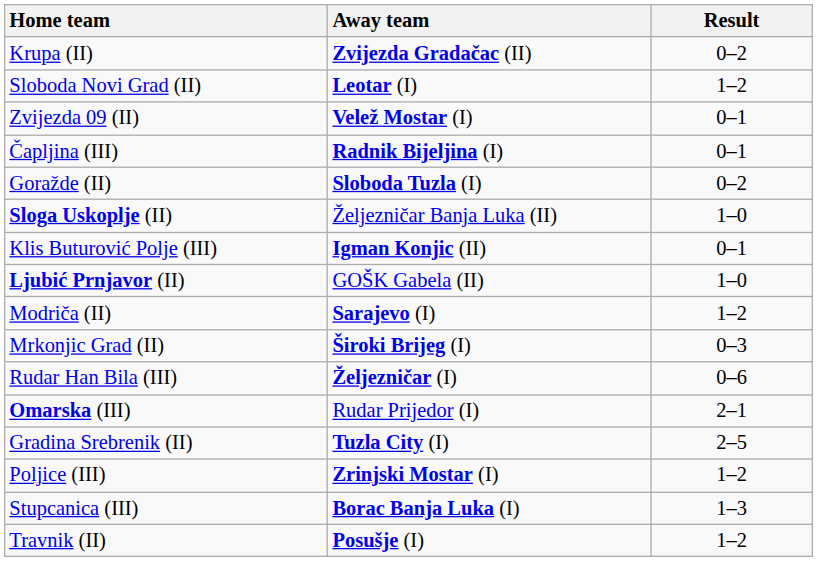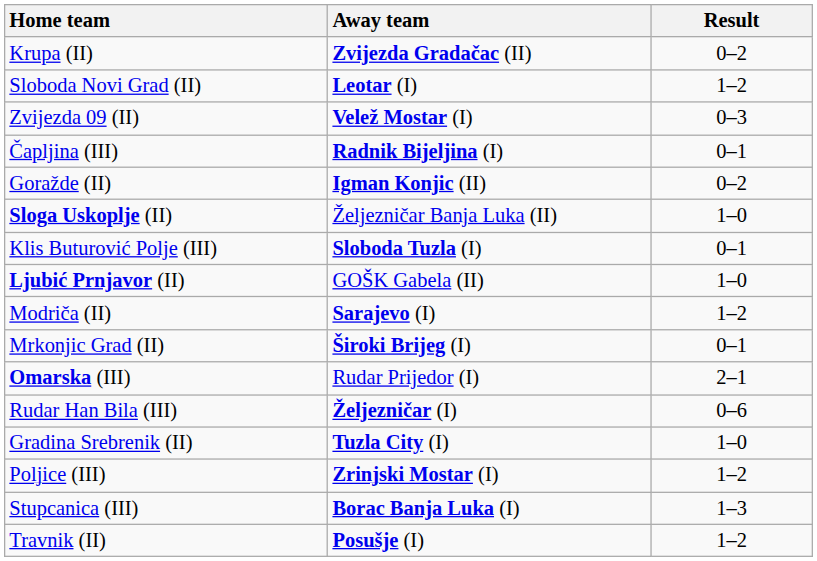(732, 118) 0–1 -> (732, 118) 0–3
(407, 183) Sloboda Tuzla (I) -> (409, 183) Igman Konjic (II)
(409, 248) Igman Konjic (II) -> (407, 248) Sloboda Tuzla (I)
(732, 345) 0–3 -> (732, 345) 0–1
rows swapped: (70, 410) <-> (93, 378)
(732, 442) 2–5 -> (732, 442) 1–0
